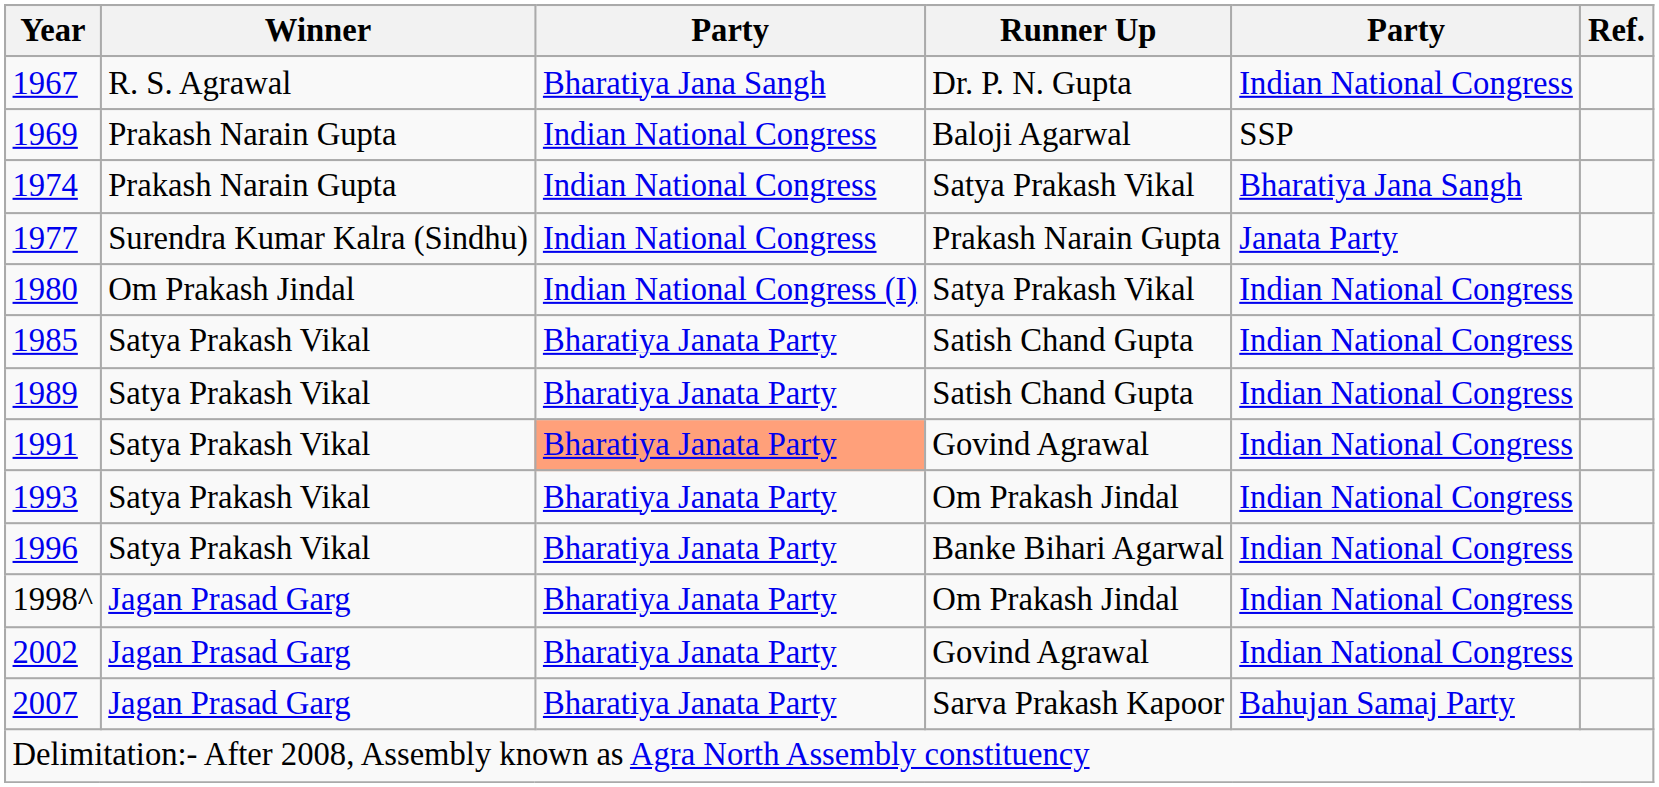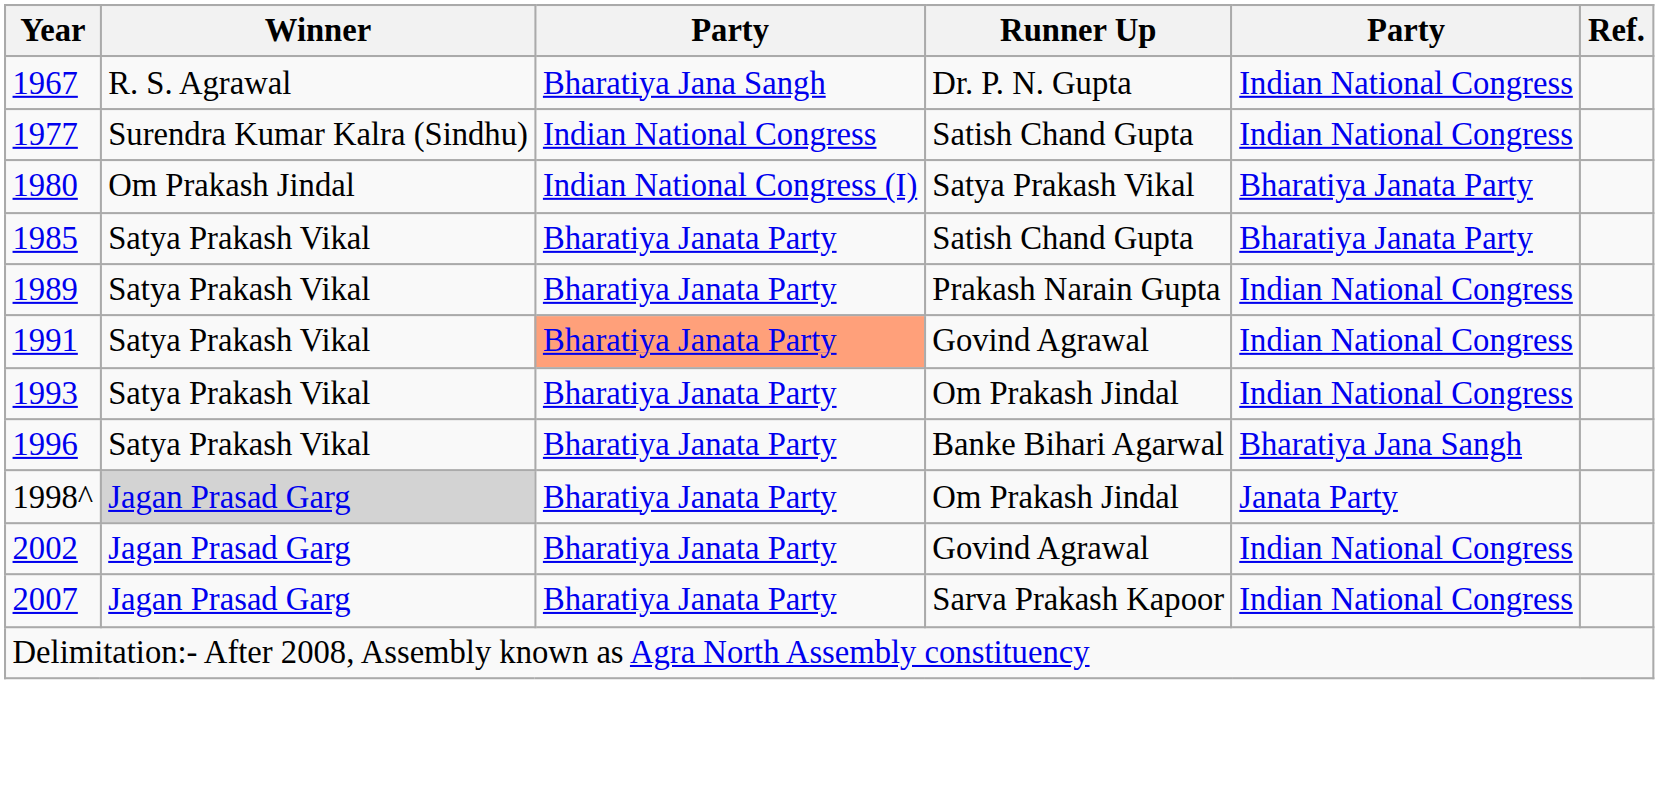- row: (45, 133)
- row: (45, 185)
(1076, 237) Prakash Narain Gupta -> (1063, 133) Satish Chand Gupta
(1319, 237) Janata Party -> (1406, 133) Indian National Congress
(1406, 289) Indian National Congress -> (1386, 185) Bharatiya Janata Party
(1406, 340) Indian National Congress -> (1386, 237) Bharatiya Janata Party
(1063, 392) Satish Chand Gupta -> (1076, 289) Prakash Narain Gupta
(1406, 548) Indian National Congress -> (1381, 444) Bharatiya Jana Sangh
(229, 599) no background -> (229, 496) lightgrey background
(1406, 599) Indian National Congress -> (1319, 496) Janata Party
(1377, 703) Bahujan Samaj Party -> (1406, 599) Indian National Congress
